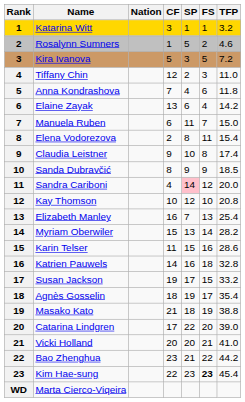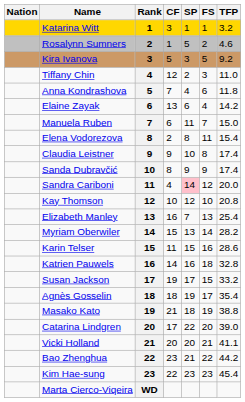columns swapped: (19, 12) <-> (146, 12)
(226, 59) 7.2 -> (226, 59) 9.2
(229, 169) 18.5 -> (229, 169) 17.4
(229, 342) 41.0 -> (229, 342) 41.1
(207, 374) bold -> (207, 374) normal
